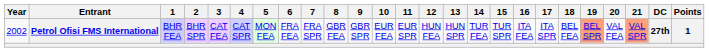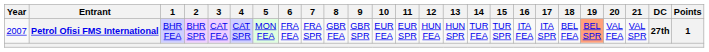(17, 30) 2002 -> (17, 30) 2007
(637, 30) lightsalmon background -> (637, 30) no background
